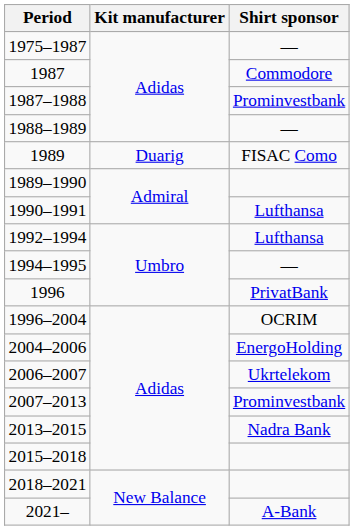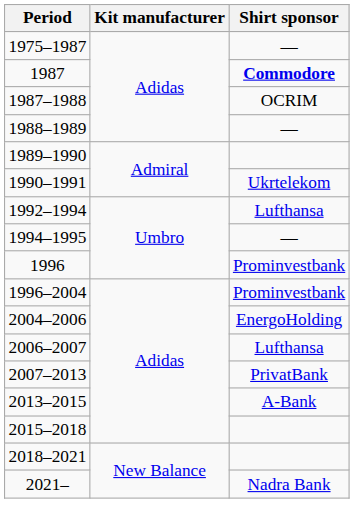(289, 73) normal -> (289, 73) bold
(289, 100) Prominvestbank -> (289, 100) OCRIM
- row: (47, 155)
(289, 210) Lufthansa -> (289, 182) Ukrtelekom
(289, 292) PrivatBank -> (289, 264) Prominvestbank
(289, 319) OCRIM -> (289, 292) Prominvestbank
(289, 374) Ukrtelekom -> (289, 347) Lufthansa
(289, 401) Prominvestbank -> (289, 374) PrivatBank
(289, 429) Nadra Bank -> (289, 401) A-Bank
(289, 511) A-Bank -> (289, 484) Nadra Bank
